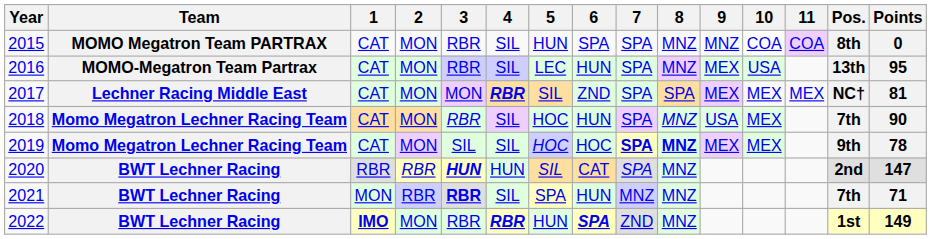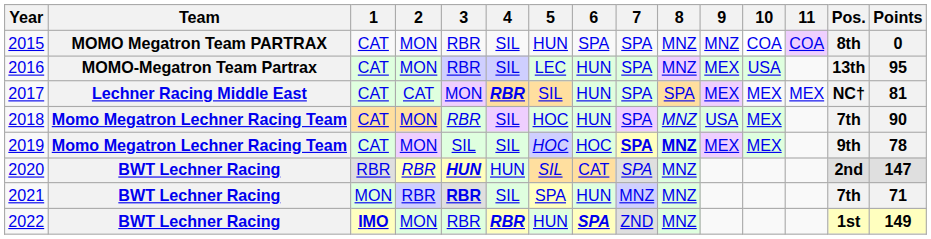(419, 94) MON -> (419, 94) CAT
(594, 94) ZND -> (594, 94) HUN
